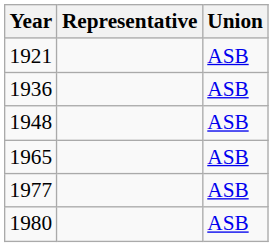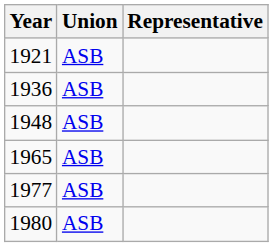columns swapped: (130, 21) <-> (235, 21)
